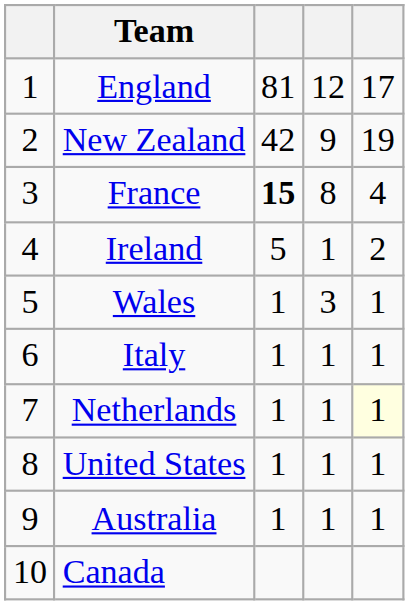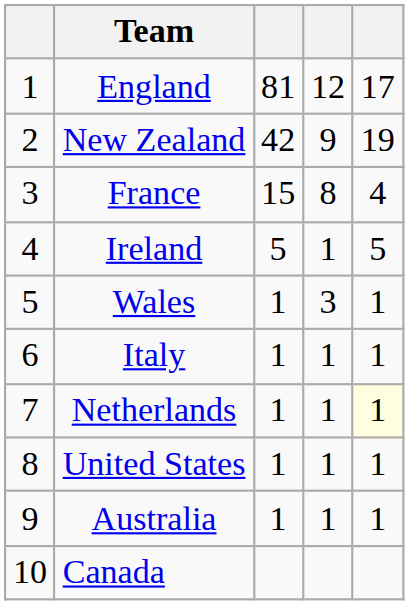(278, 193) bold -> (278, 193) normal
(378, 247) 2 -> (378, 247) 5
